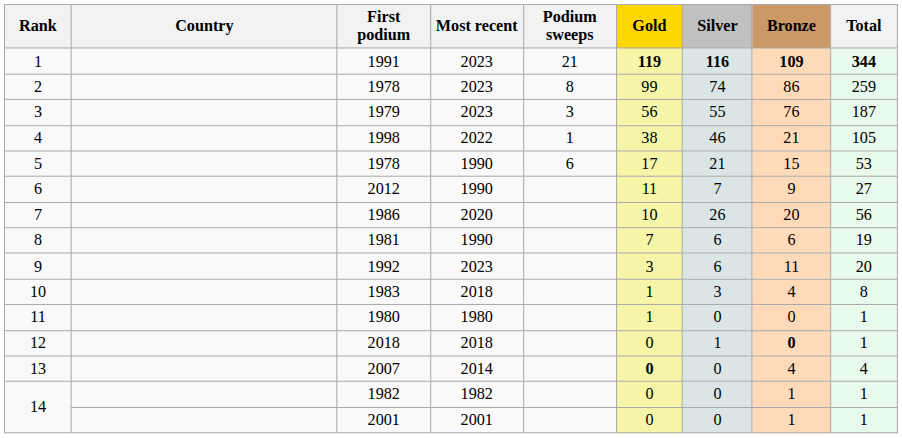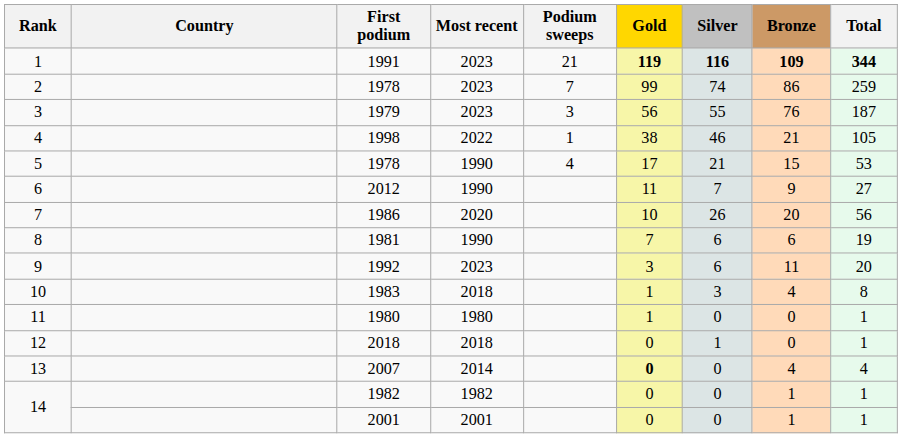(570, 86) 8 -> (570, 86) 7
(570, 163) 6 -> (570, 163) 4
(791, 343) bold -> (791, 343) normal
